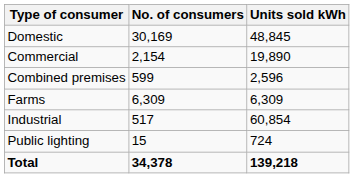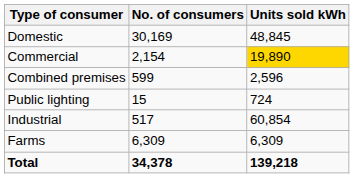(270, 57) no background -> (270, 57) gold background
rows swapped: (26, 99) <-> (48, 141)
